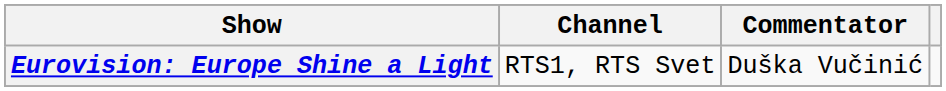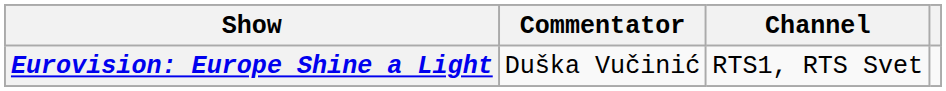columns swapped: (825, 25) <-> (610, 25)
